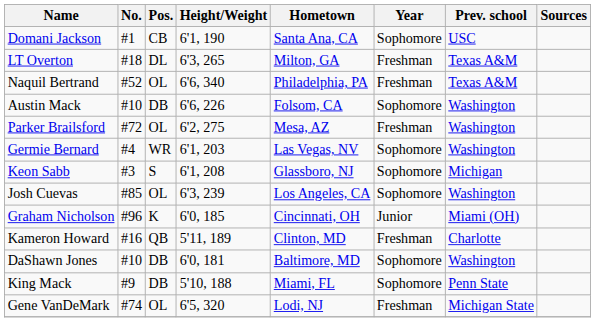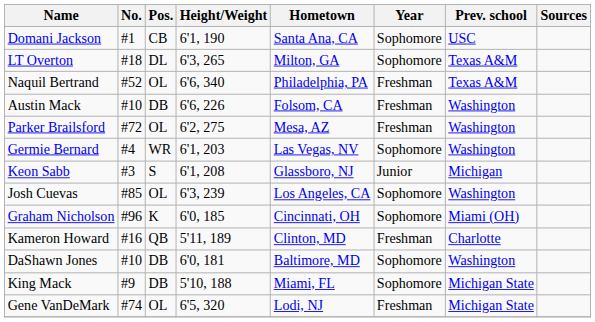(405, 60) Freshman -> (409, 60) Sophomore
(409, 104) Sophomore -> (405, 104) Freshman
(409, 171) Sophomore -> (394, 171) Junior
(394, 216) Junior -> (409, 216) Sophomore
(478, 283) Penn State -> (491, 283) Michigan State
